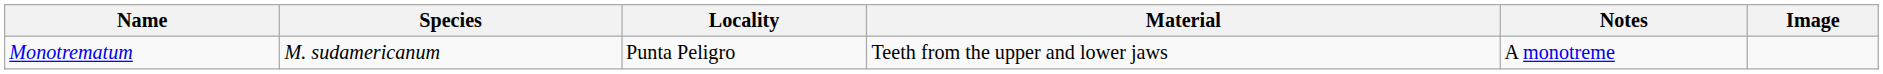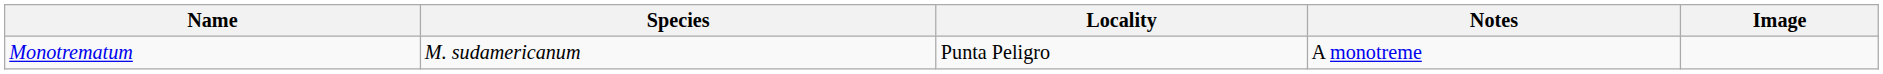- column: (1183, 20)
